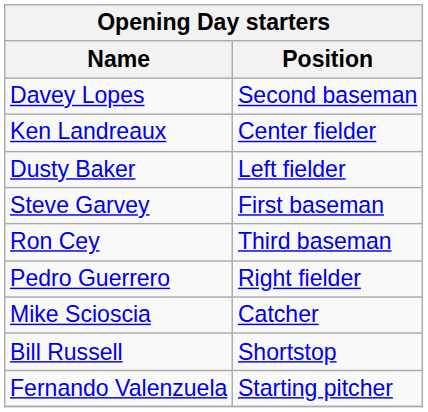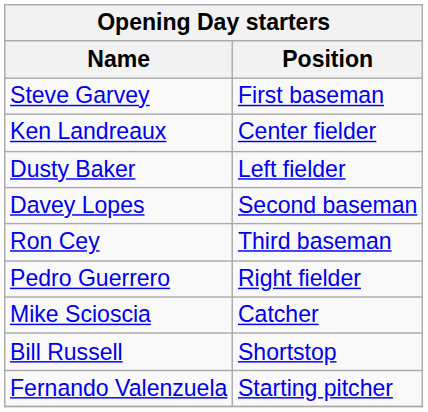rows swapped: (77, 95) <-> (80, 205)
